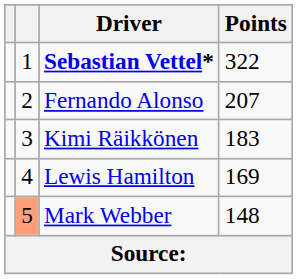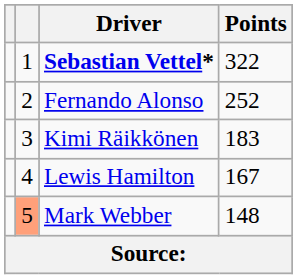(242, 100) 207 -> (242, 100) 252
(242, 176) 169 -> (242, 176) 167
